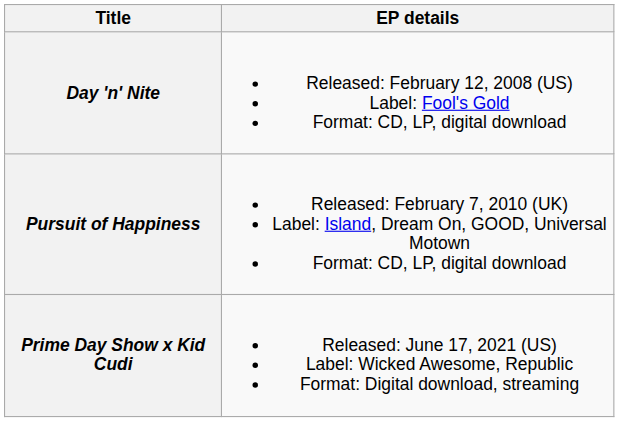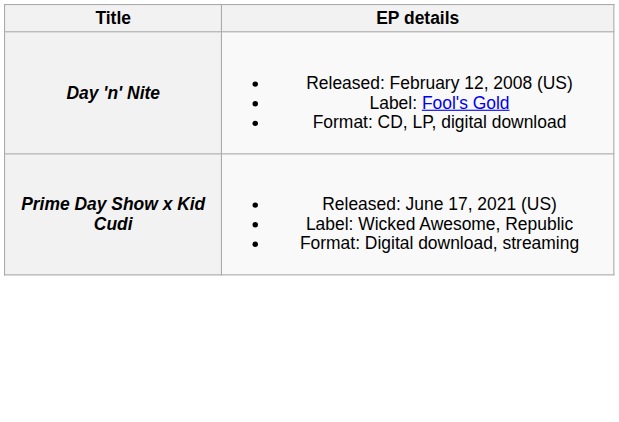- row: (113, 224)
